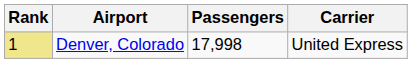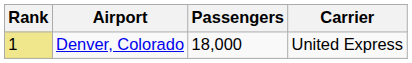(217, 45) 17,998 -> (217, 45) 18,000
